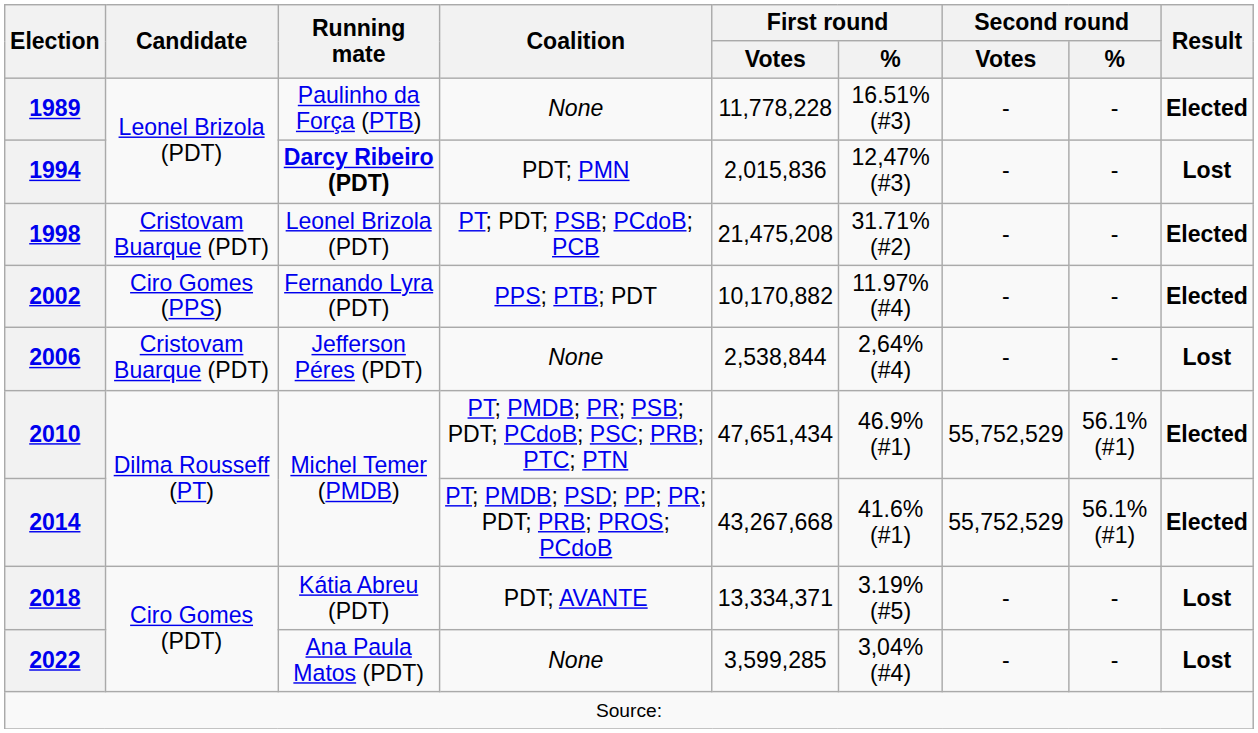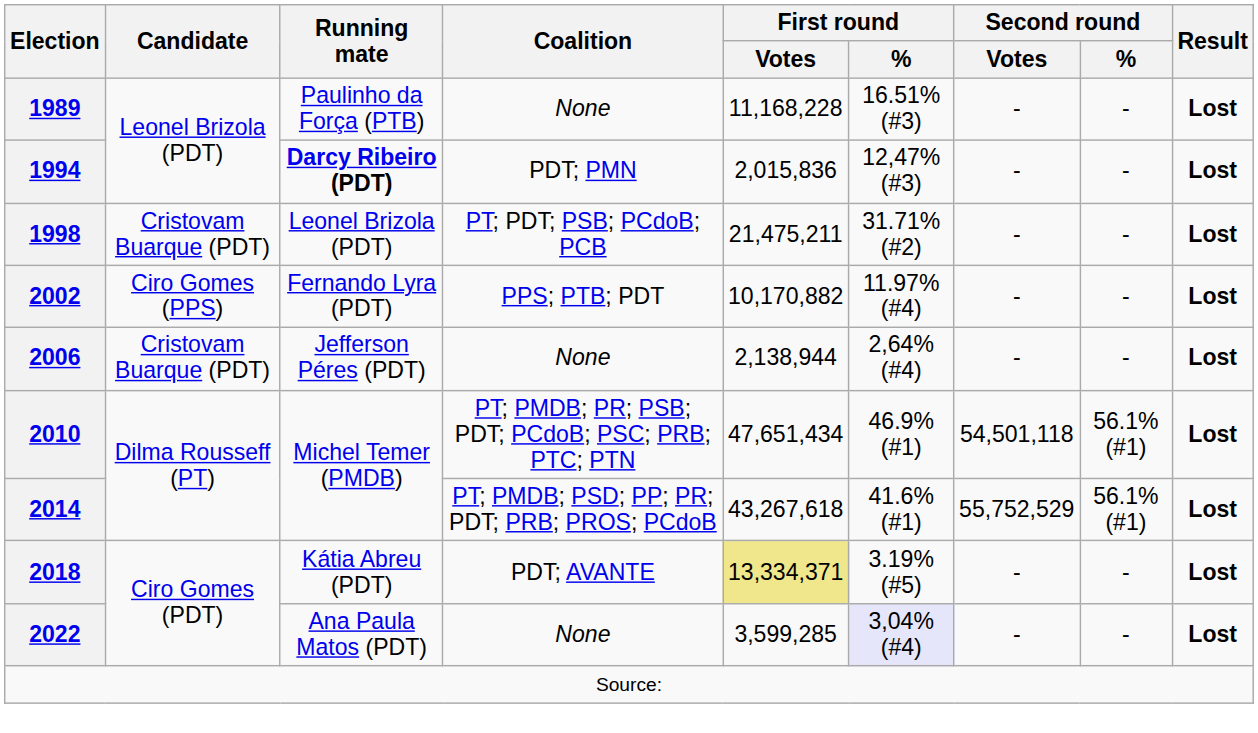(775, 108) 11,778,228 -> (786, 108) 11,168,228
(1207, 108) Elected -> (1213, 108) Lost
(775, 233) 21,475,208 -> (786, 233) 21,475,211
(1207, 233) Elected -> (1213, 233) Lost
(1207, 296) Elected -> (1213, 296) Lost
(775, 358) 2,538,844 -> (786, 358) 2,138,944
(1006, 434) 55,752,529 -> (1017, 434) 54,501,118
(1207, 434) Elected -> (1213, 434) Lost
(775, 522) 43,267,668 -> (786, 509) 43,267,618
(1207, 522) Elected -> (1213, 509) Lost
(775, 597) no background -> (786, 571) khaki background
(891, 660) no background -> (901, 634) lavender background
